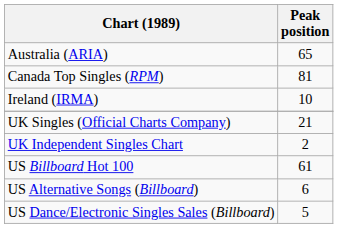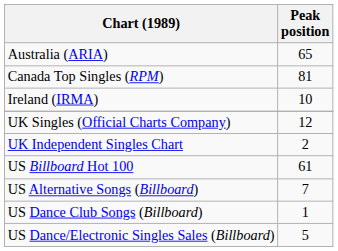(305, 122) 21 -> (305, 122) 12
(305, 189) 6 -> (305, 189) 7
+ row: (105, 212)
